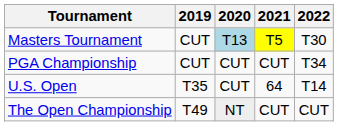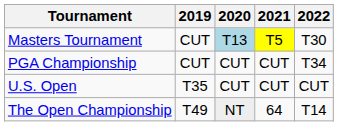(274, 86) 64 -> (274, 86) CUT
(314, 86) T14 -> (314, 86) CUT
(274, 110) CUT -> (274, 110) 64
(314, 110) CUT -> (314, 110) T14
